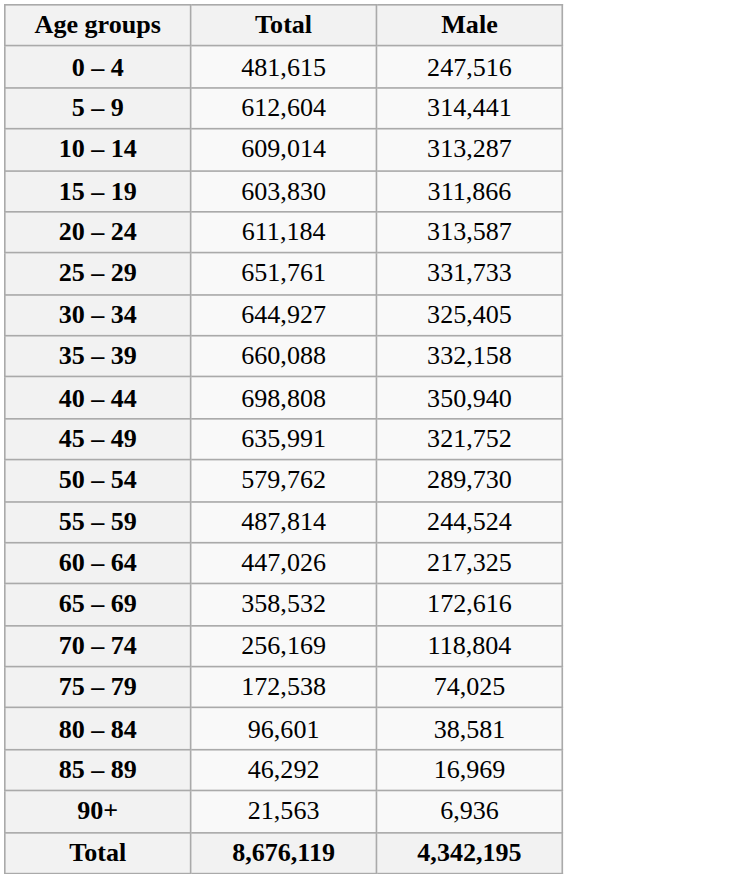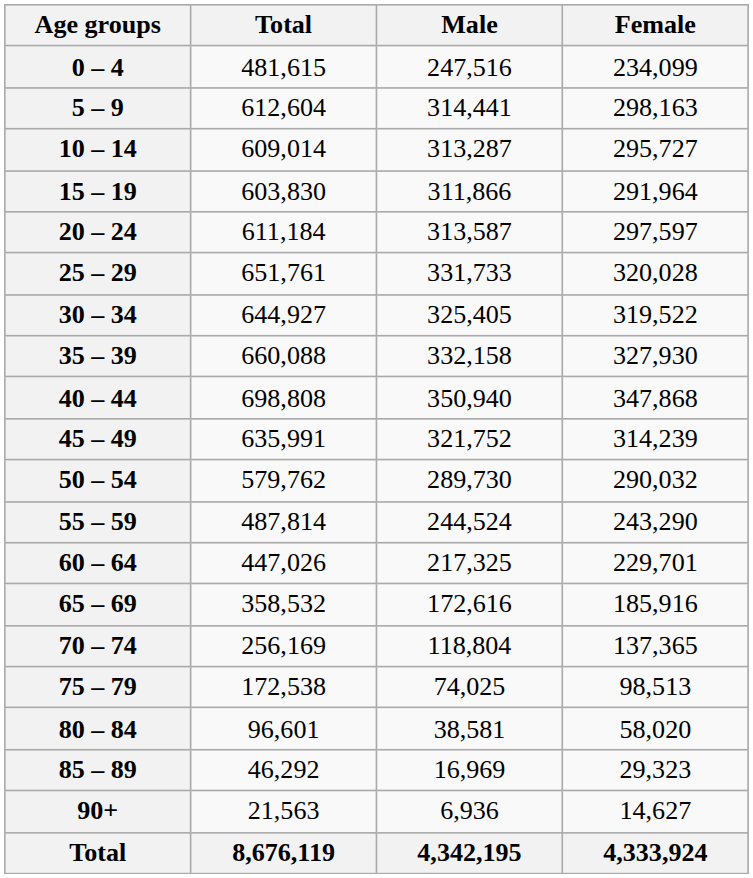+ column: (655, 25)
